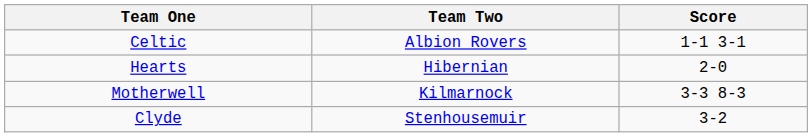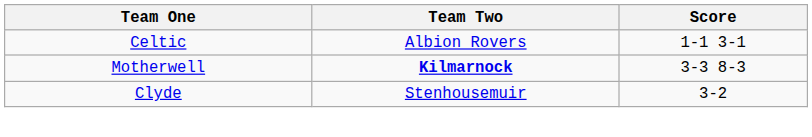- row: (158, 68)
(466, 94) normal -> (466, 68) bold
